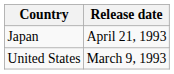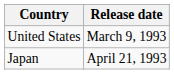rows swapped: (44, 58) <-> (23, 36)
